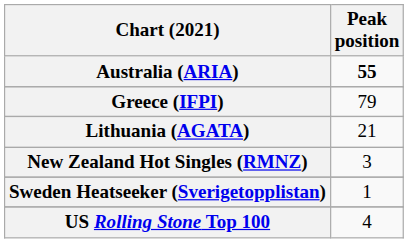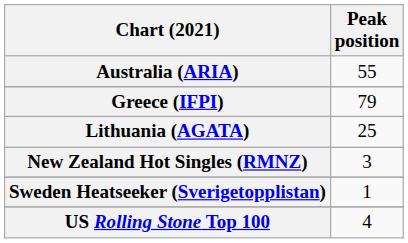(367, 71) bold -> (367, 71) normal
(367, 131) 21 -> (367, 131) 25
